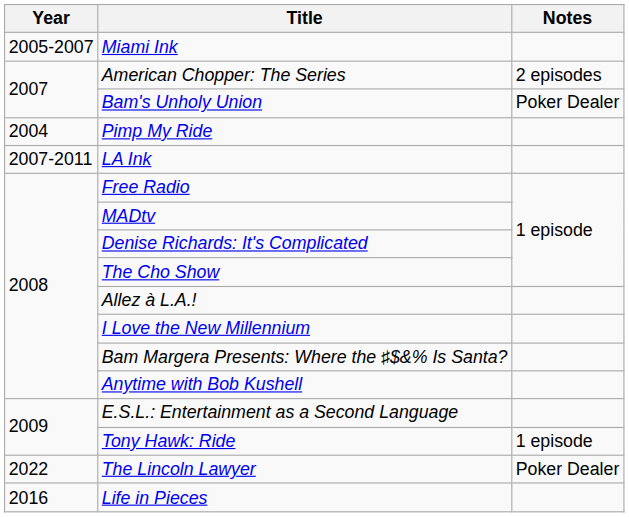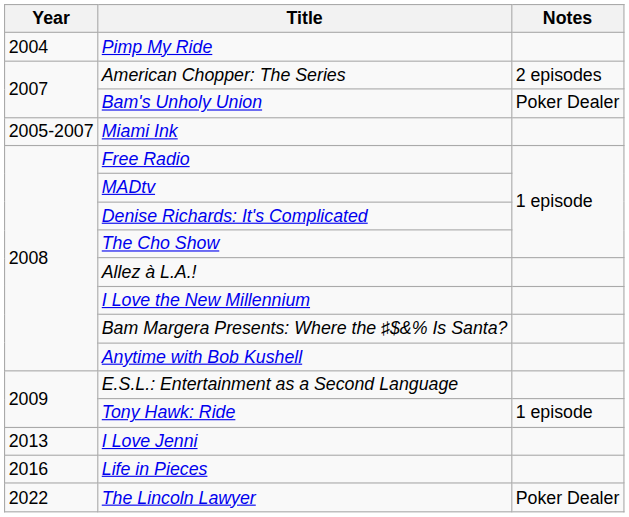rows swapped: (157, 131) <-> (140, 46)
- row: (127, 159)
+ row: (150, 441)
rows swapped: (155, 497) <-> (179, 469)
